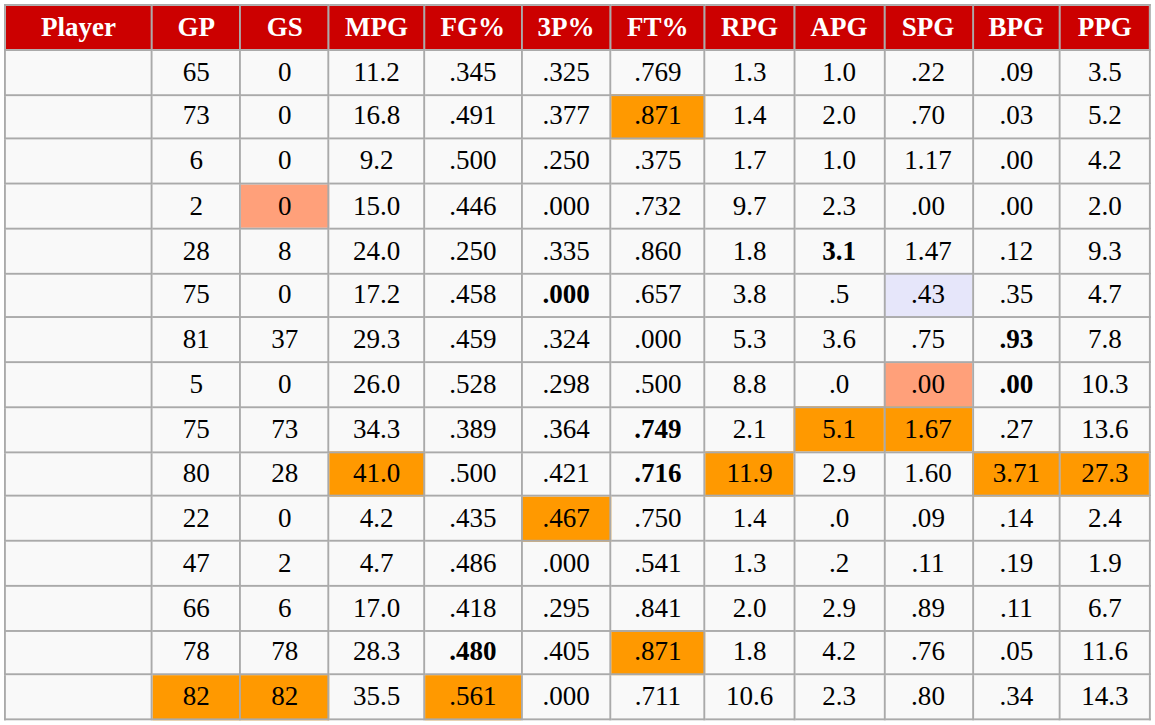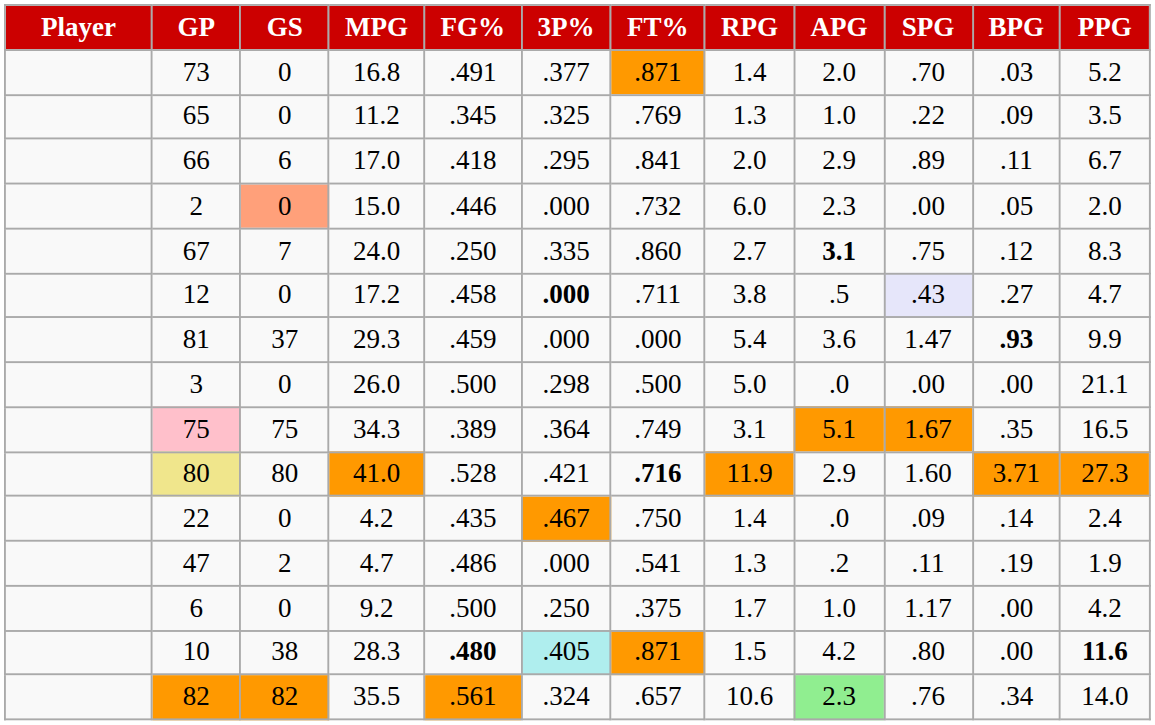rows swapped: (377, 116) <-> (377, 71)
rows swapped: (377, 607) <-> (377, 161)
(750, 205) 9.7 -> (750, 205) 6.0
(1016, 205) .00 -> (1016, 205) .05
(196, 250) 28 -> (196, 250) 67
(285, 250) 8 -> (285, 250) 7
(750, 250) 1.8 -> (750, 250) 2.7
(928, 250) 1.47 -> (928, 250) .75
(1105, 250) 9.3 -> (1105, 250) 8.3
(196, 295) 75 -> (196, 295) 12
(658, 295) .657 -> (658, 295) .711
(1016, 295) .35 -> (1016, 295) .27
(566, 339) .324 -> (566, 339) .000
(750, 339) 5.3 -> (750, 339) 5.4
(928, 339) .75 -> (928, 339) 1.47
(1105, 339) 7.8 -> (1105, 339) 9.9
(196, 384) 5 -> (196, 384) 3
(473, 384) .528 -> (473, 384) .500
(750, 384) 8.8 -> (750, 384) 5.0
(928, 384) lightsalmon background -> (928, 384) no background
(1016, 384) bold -> (1016, 384) normal
(1105, 384) 10.3 -> (1105, 384) 21.1
(196, 429) no background -> (196, 429) pink background
(285, 429) 73 -> (285, 429) 75
(658, 429) bold -> (658, 429) normal
(750, 429) 2.1 -> (750, 429) 3.1
(1016, 429) .27 -> (1016, 429) .35
(1105, 429) 13.6 -> (1105, 429) 16.5
(196, 473) no background -> (196, 473) khaki background
(285, 473) 28 -> (285, 473) 80
(473, 473) .500 -> (473, 473) .528
(196, 652) 78 -> (196, 652) 10
(285, 652) 78 -> (285, 652) 38
(566, 652) no background -> (566, 652) paleturquoise background
(750, 652) 1.8 -> (750, 652) 1.5
(928, 652) .76 -> (928, 652) .80
(1016, 652) .05 -> (1016, 652) .00
(1105, 652) normal -> (1105, 652) bold
(566, 696) .000 -> (566, 696) .324
(658, 696) .711 -> (658, 696) .657
(839, 696) no background -> (839, 696) lightgreen background
(928, 696) .80 -> (928, 696) .76
(1105, 696) 14.3 -> (1105, 696) 14.0
